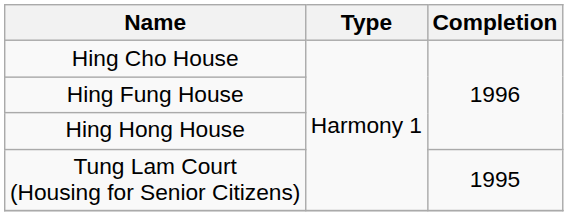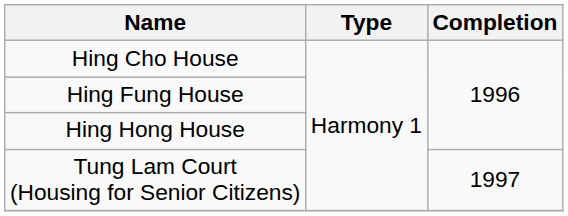(495, 179) 1995 -> (495, 179) 1997
